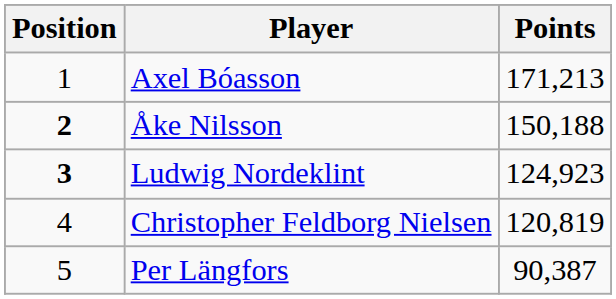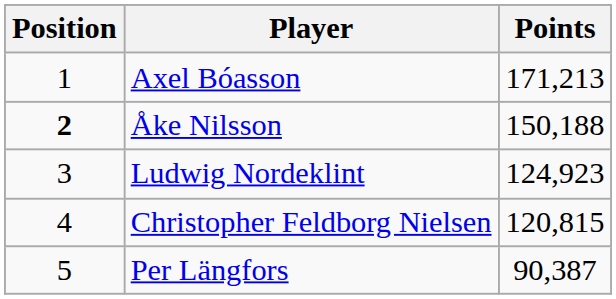(64, 173) bold -> (64, 173) normal
(555, 221) 120,819 -> (555, 221) 120,815
